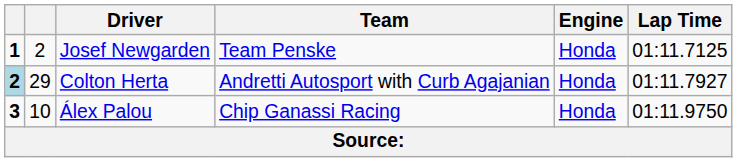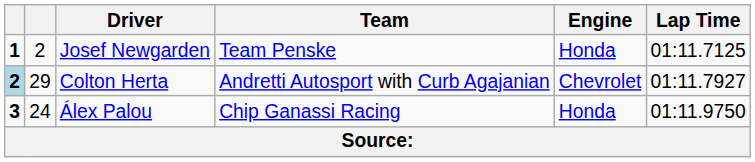(587, 80) Honda -> (600, 80) Chevrolet
(40, 111) 10 -> (40, 111) 24
